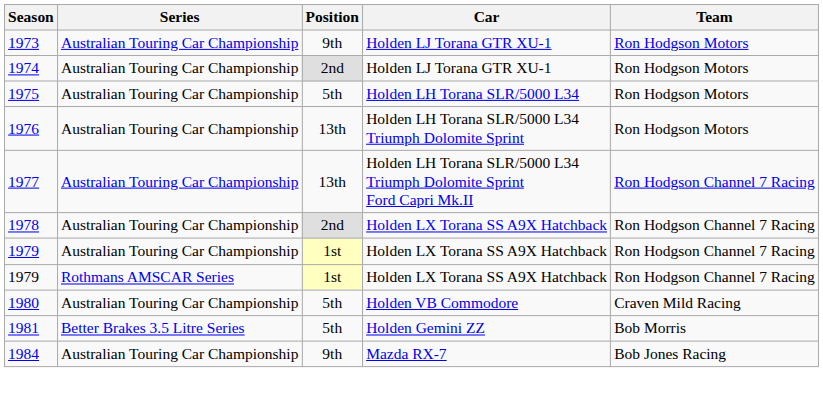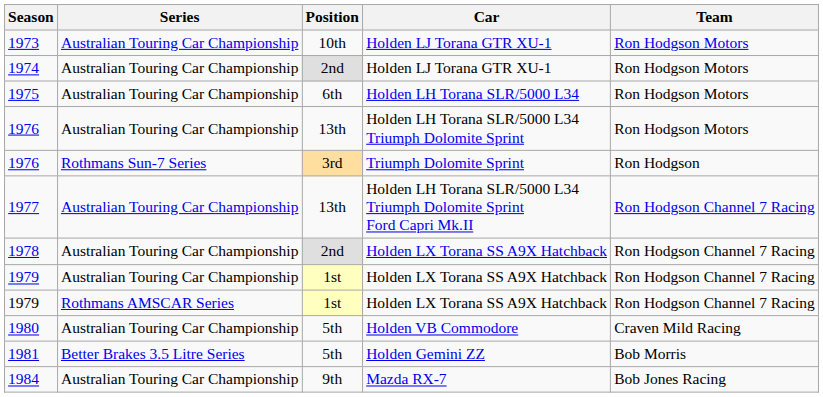(332, 43) 9th -> (332, 43) 10th
(332, 94) 5th -> (332, 94) 6th
+ row: (24, 163)
